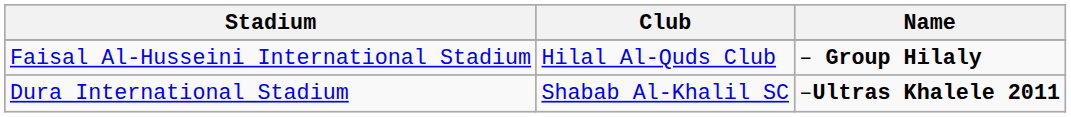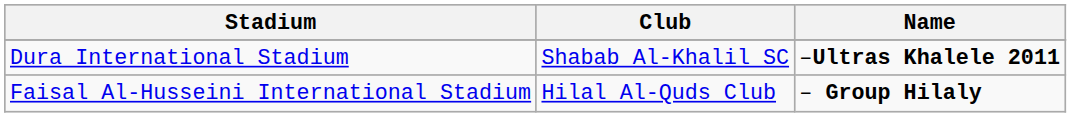rows swapped: (179, 93) <-> (271, 58)
